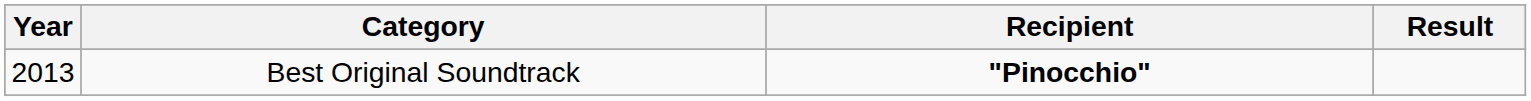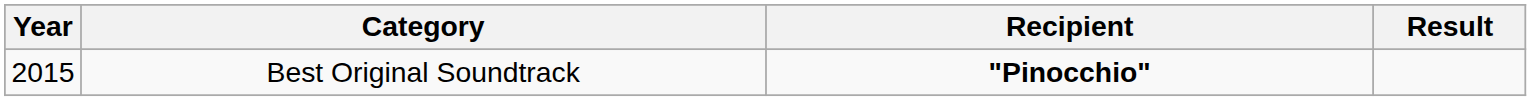(43, 71) 2013 -> (43, 71) 2015
